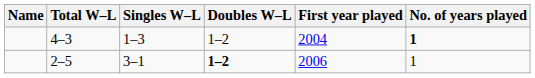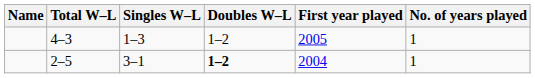(313, 38) 2004 -> (313, 38) 2005
(413, 38) bold -> (413, 38) normal
(313, 61) 2006 -> (313, 61) 2004
